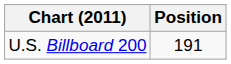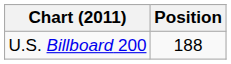(188, 45) 191 -> (188, 45) 188
